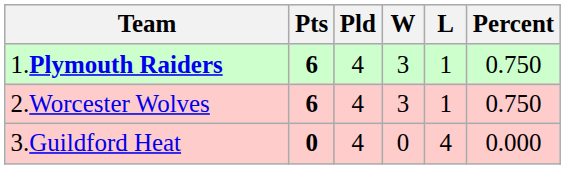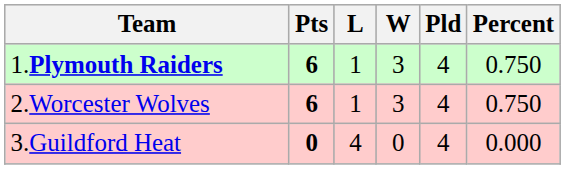columns swapped: (358, 24) <-> (446, 24)
